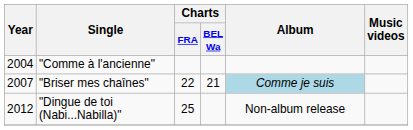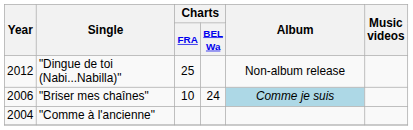rows swapped: (97, 64) <-> (80, 108)
(20, 83) 2007 -> (20, 96) 2006
(188, 83) 22 -> (188, 96) 10
(213, 83) 21 -> (213, 96) 24
